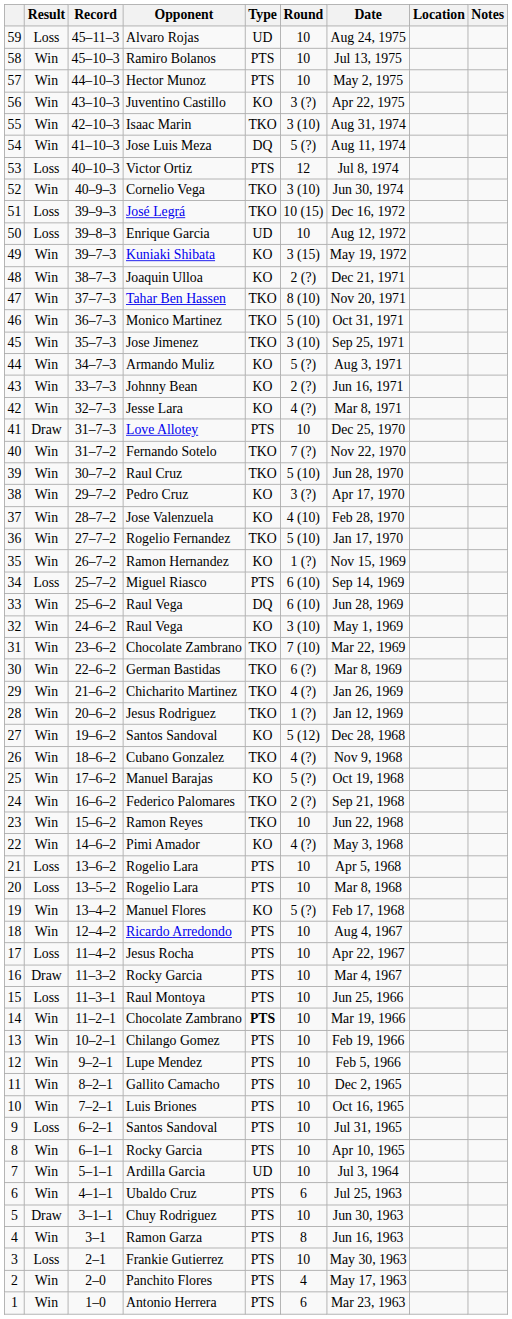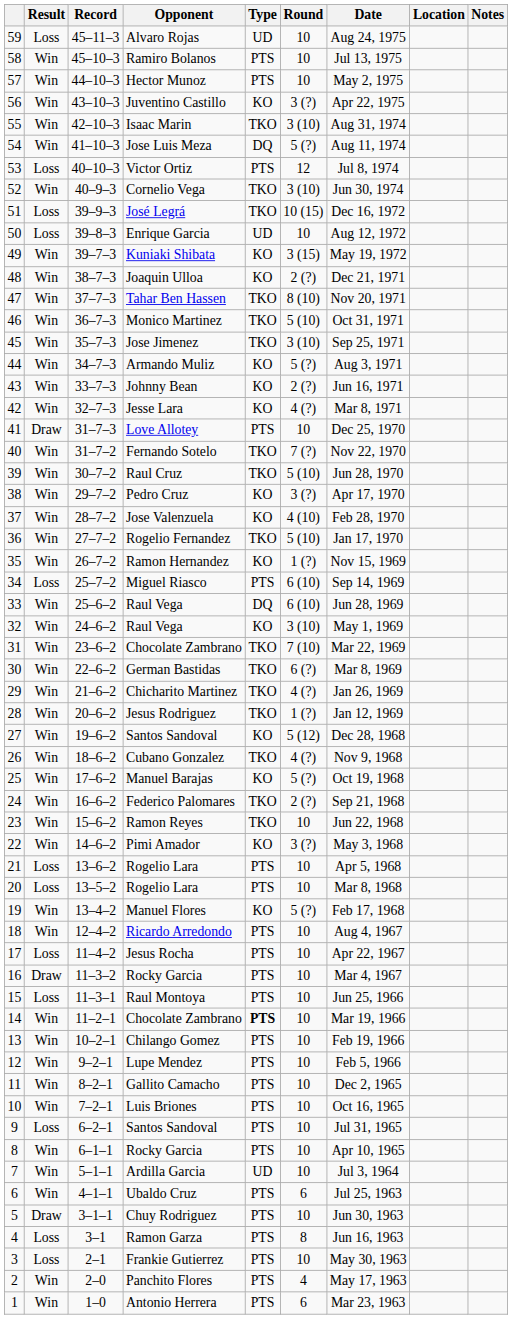(303, 844) 4 (?) -> (303, 844) 3 (?)
(46, 1237) Win -> (46, 1237) Loss
